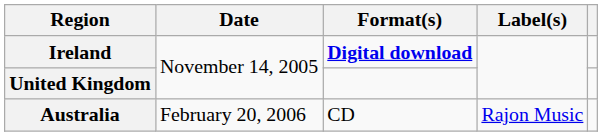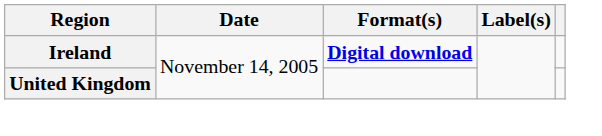- row: (80, 114)
